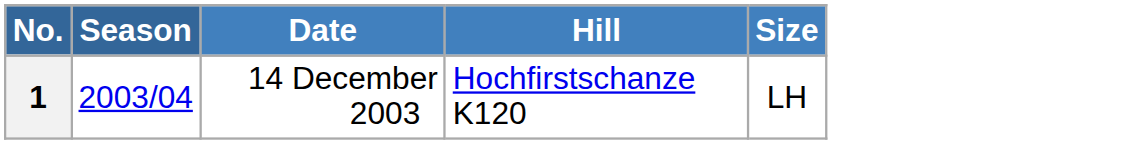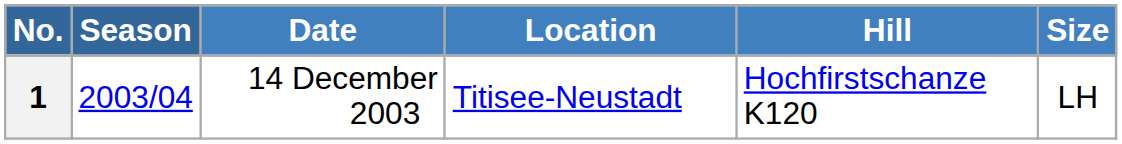+ column: (591, 30)
